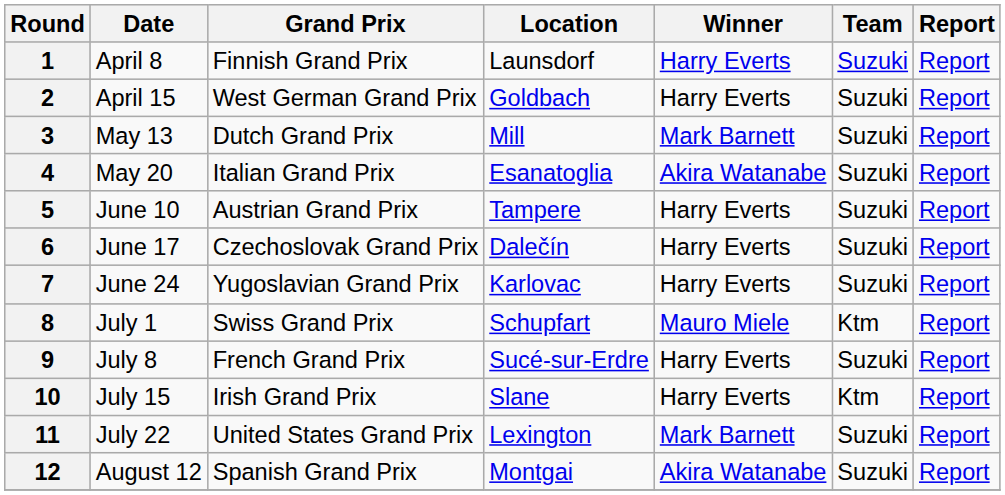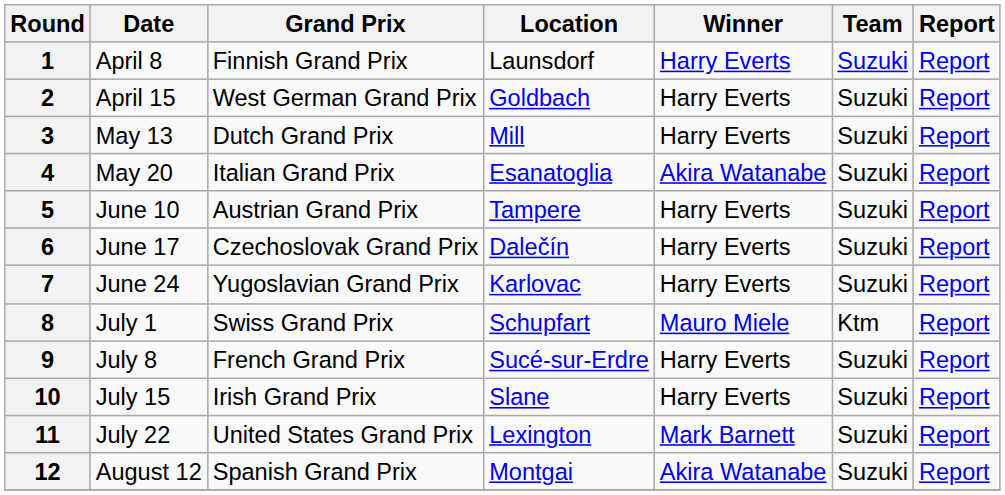(727, 136) Mark Barnett -> (725, 136) Harry Everts
(858, 397) Ktm -> (873, 397) Suzuki
